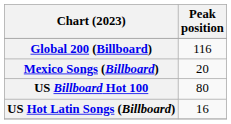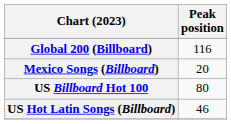(202, 108) 16 -> (202, 108) 46
